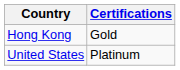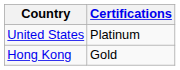rows swapped: (46, 55) <-> (39, 34)
